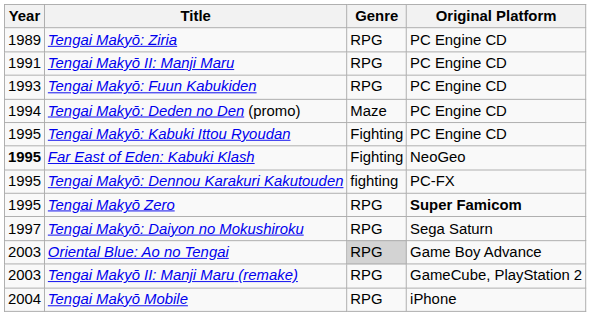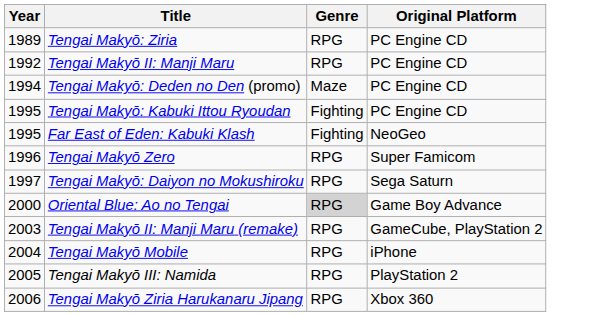(24, 63) 1991 -> (24, 63) 1992
- row: (152, 87)
(24, 157) bold -> (24, 134) normal
- row: (196, 181)
(24, 205) 1995 -> (24, 157) 1996
(466, 205) bold -> (423, 157) normal
(24, 252) 2003 -> (24, 205) 2000
+ row: (132, 275)
+ row: (175, 299)
